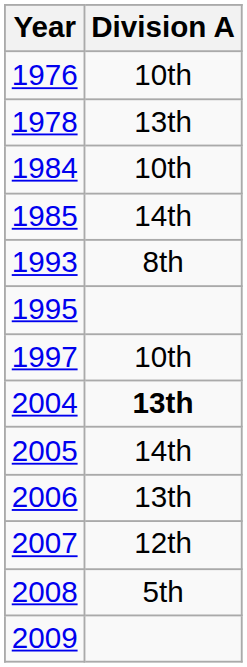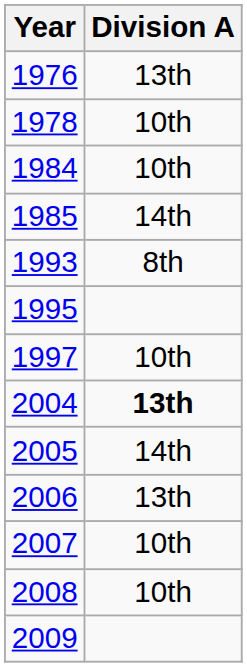(163, 74) 10th -> (163, 74) 13th
(163, 121) 13th -> (163, 121) 10th
(163, 544) 12th -> (163, 544) 10th
(163, 591) 5th -> (163, 591) 10th
